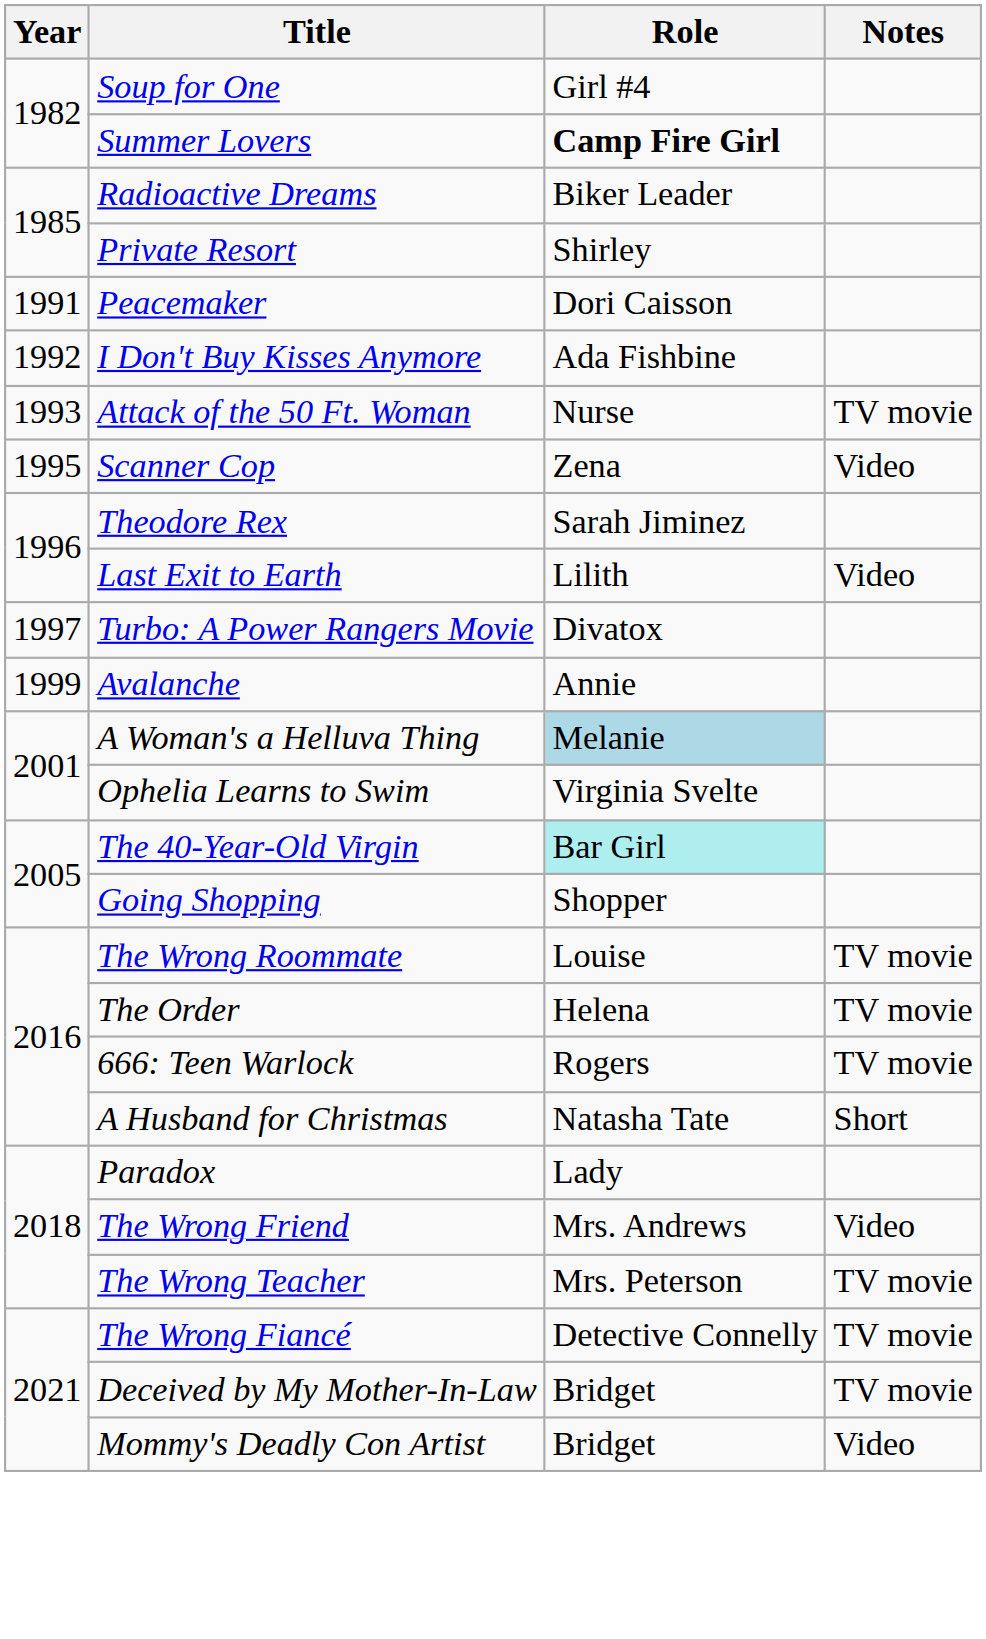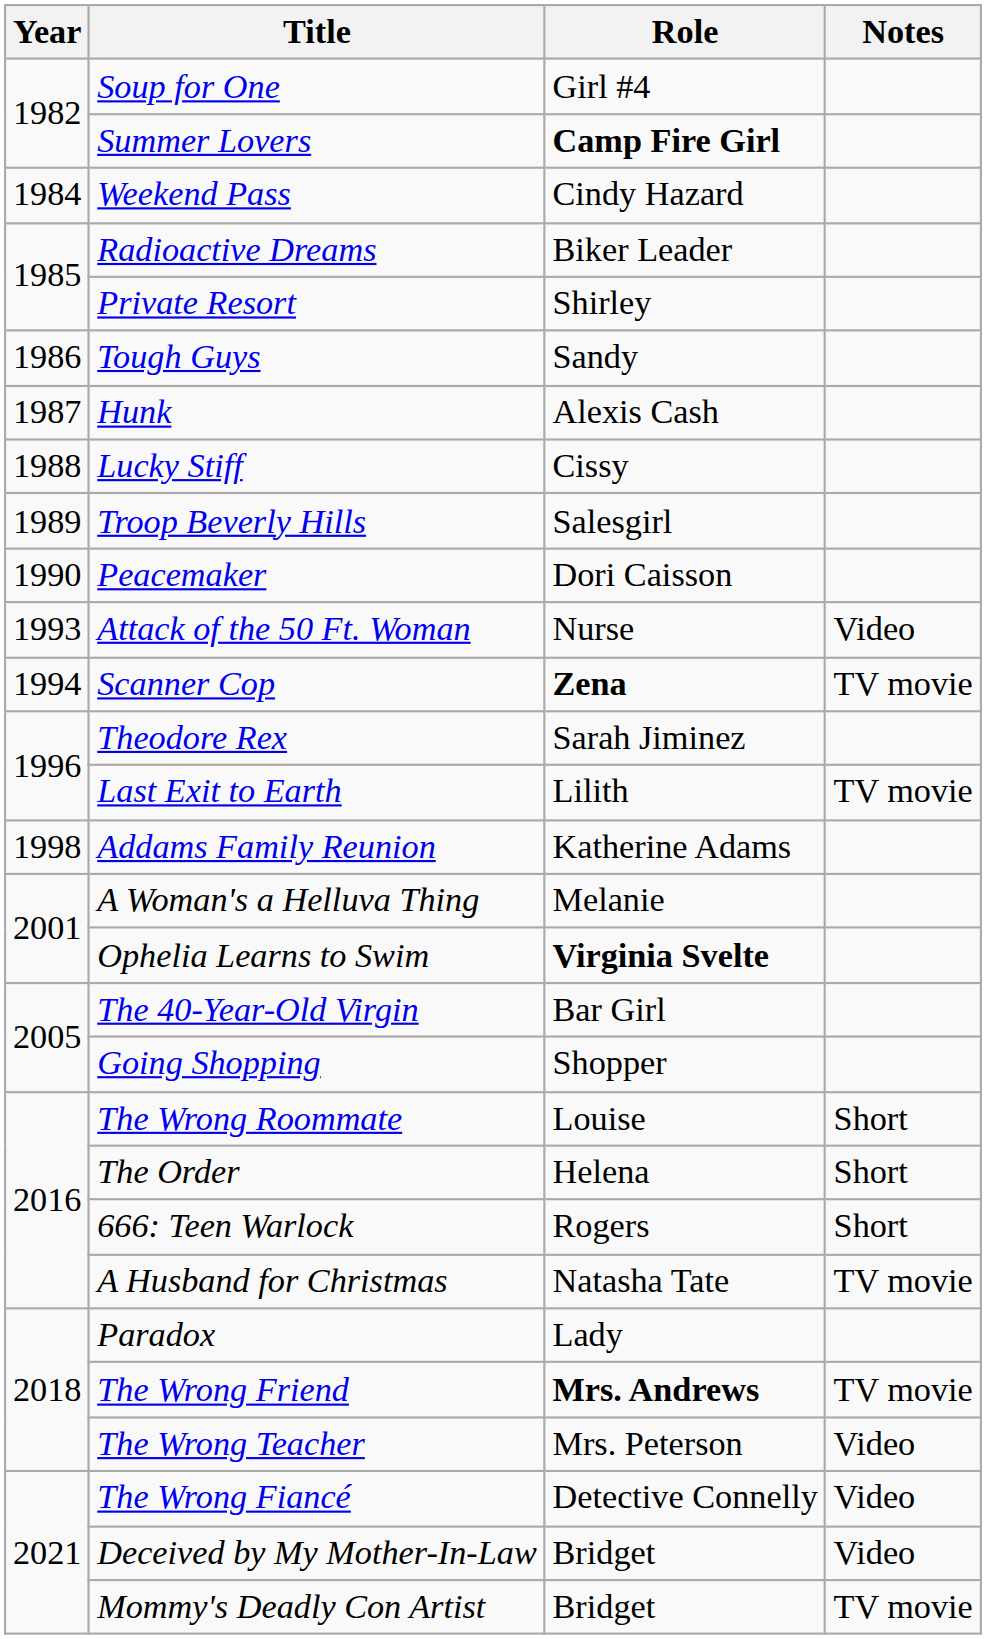+ row: (194, 194)
+ row: (179, 357)
+ row: (134, 411)
+ row: (170, 466)
+ row: (232, 520)
(47, 303) 1991 -> (47, 574) 1990
- row: (289, 357)
(903, 411) TV movie -> (874, 628) Video
(47, 466) 1995 -> (47, 683) 1994
(587, 466) normal -> (590, 683) bold
(874, 466) Video -> (903, 683) TV movie
(874, 574) Video -> (903, 791) TV movie
- row: (315, 628)
+ row: (267, 846)
- row: (169, 683)
(609, 737) lightblue background -> (609, 900) no background
(655, 791) normal -> (661, 954) bold
(609, 846) paleturquoise background -> (609, 1009) no background
(903, 954) TV movie -> (871, 1117) Short
(903, 1009) TV movie -> (871, 1172) Short
(903, 1063) TV movie -> (871, 1226) Short
(871, 1117) Short -> (903, 1280) TV movie
(650, 1226) normal -> (656, 1389) bold
(874, 1226) Video -> (903, 1389) TV movie
(903, 1280) TV movie -> (874, 1443) Video
(903, 1334) TV movie -> (874, 1497) Video
(903, 1389) TV movie -> (874, 1552) Video
(874, 1443) Video -> (903, 1606) TV movie
